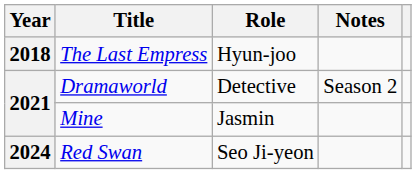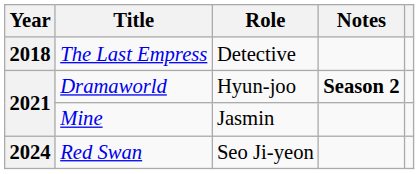(256, 53) Hyun-joo -> (256, 53) Detective
(256, 86) Detective -> (256, 86) Hyun-joo
(360, 86) normal -> (361, 86) bold
